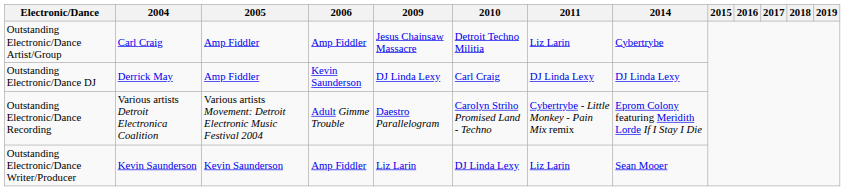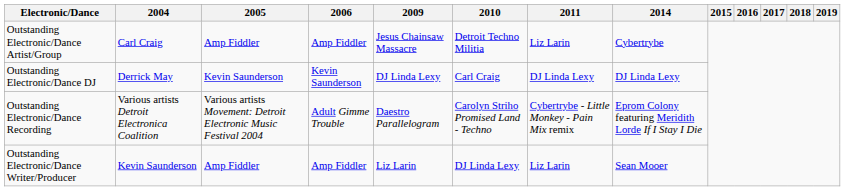(232, 77) Amp Fiddler -> (244, 77) Kevin Saunderson
(244, 165) Kevin Saunderson -> (232, 165) Amp Fiddler
